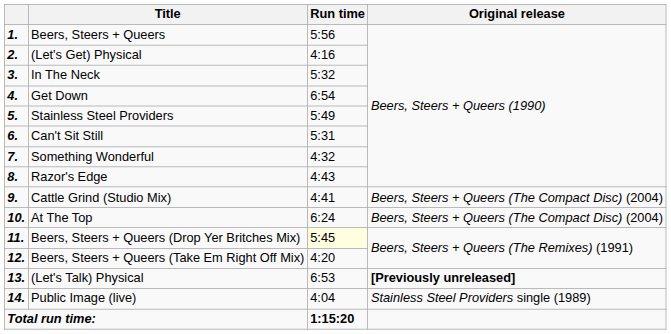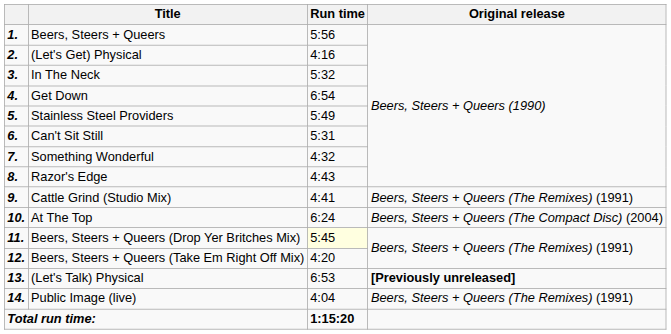(517, 197) Beers, Steers + Queers (The Compact Disc) (2004) -> (502, 197) Beers, Steers + Queers (The Remixes) (1991)
(481, 298) Stainless Steel Providers single (1989) -> (502, 298) Beers, Steers + Queers (The Remixes) (1991)
